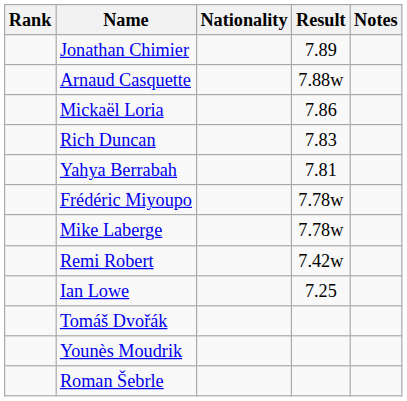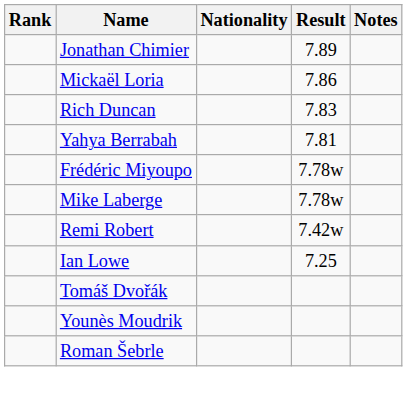- row: (125, 79)
